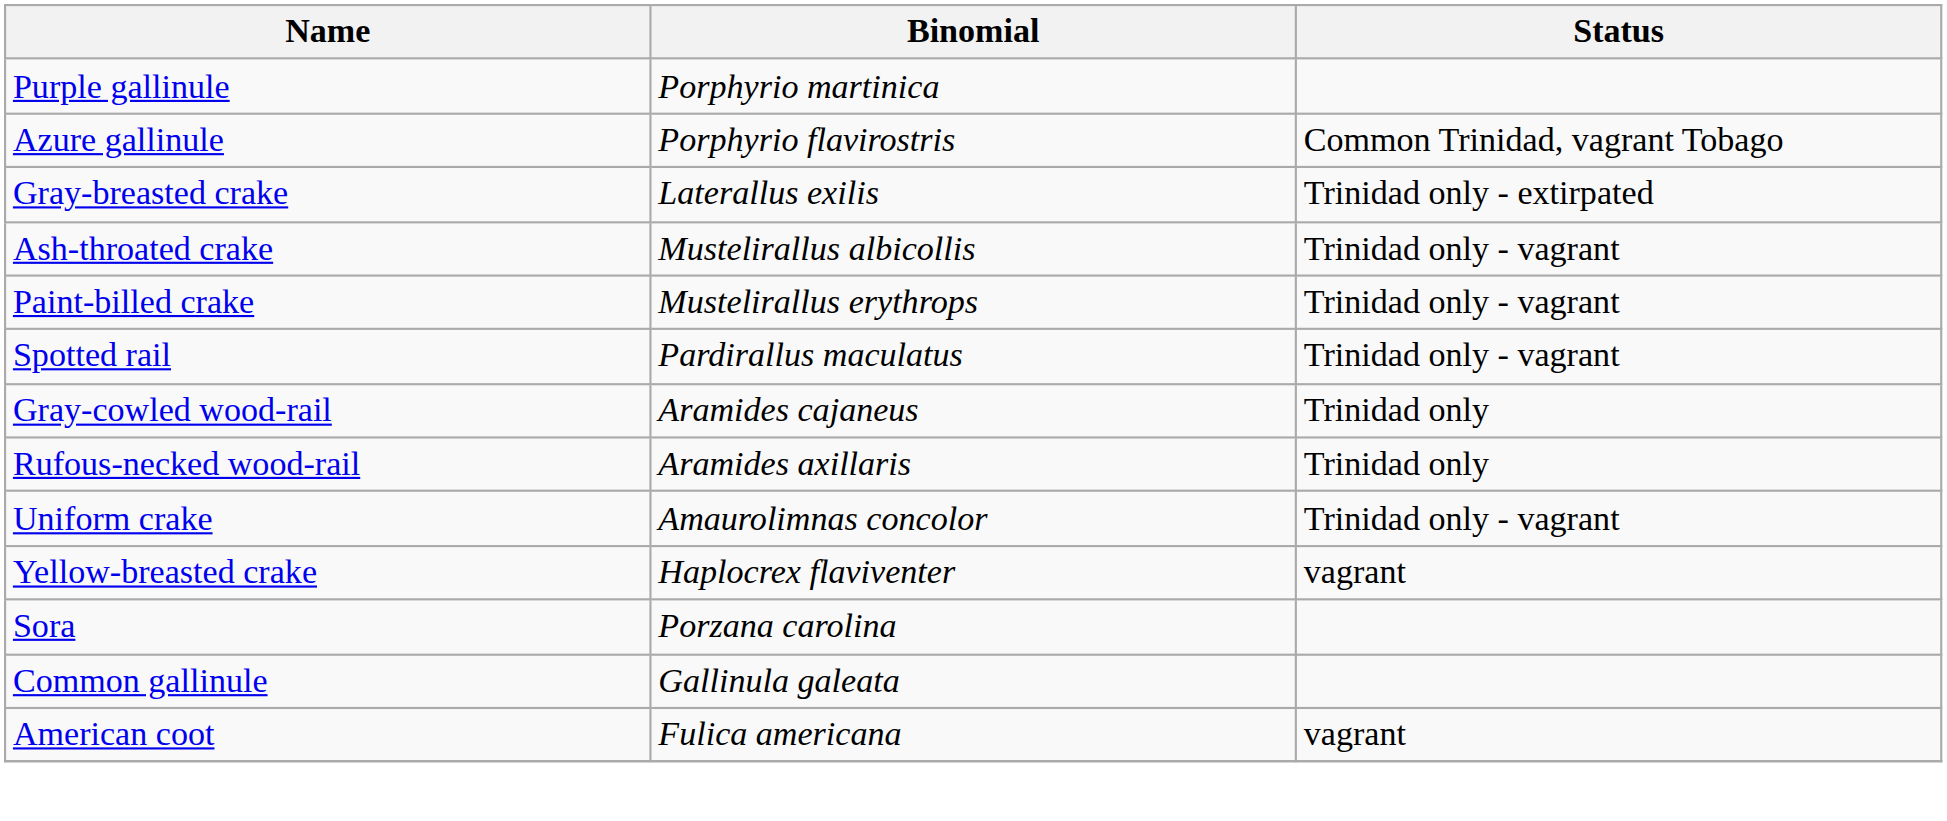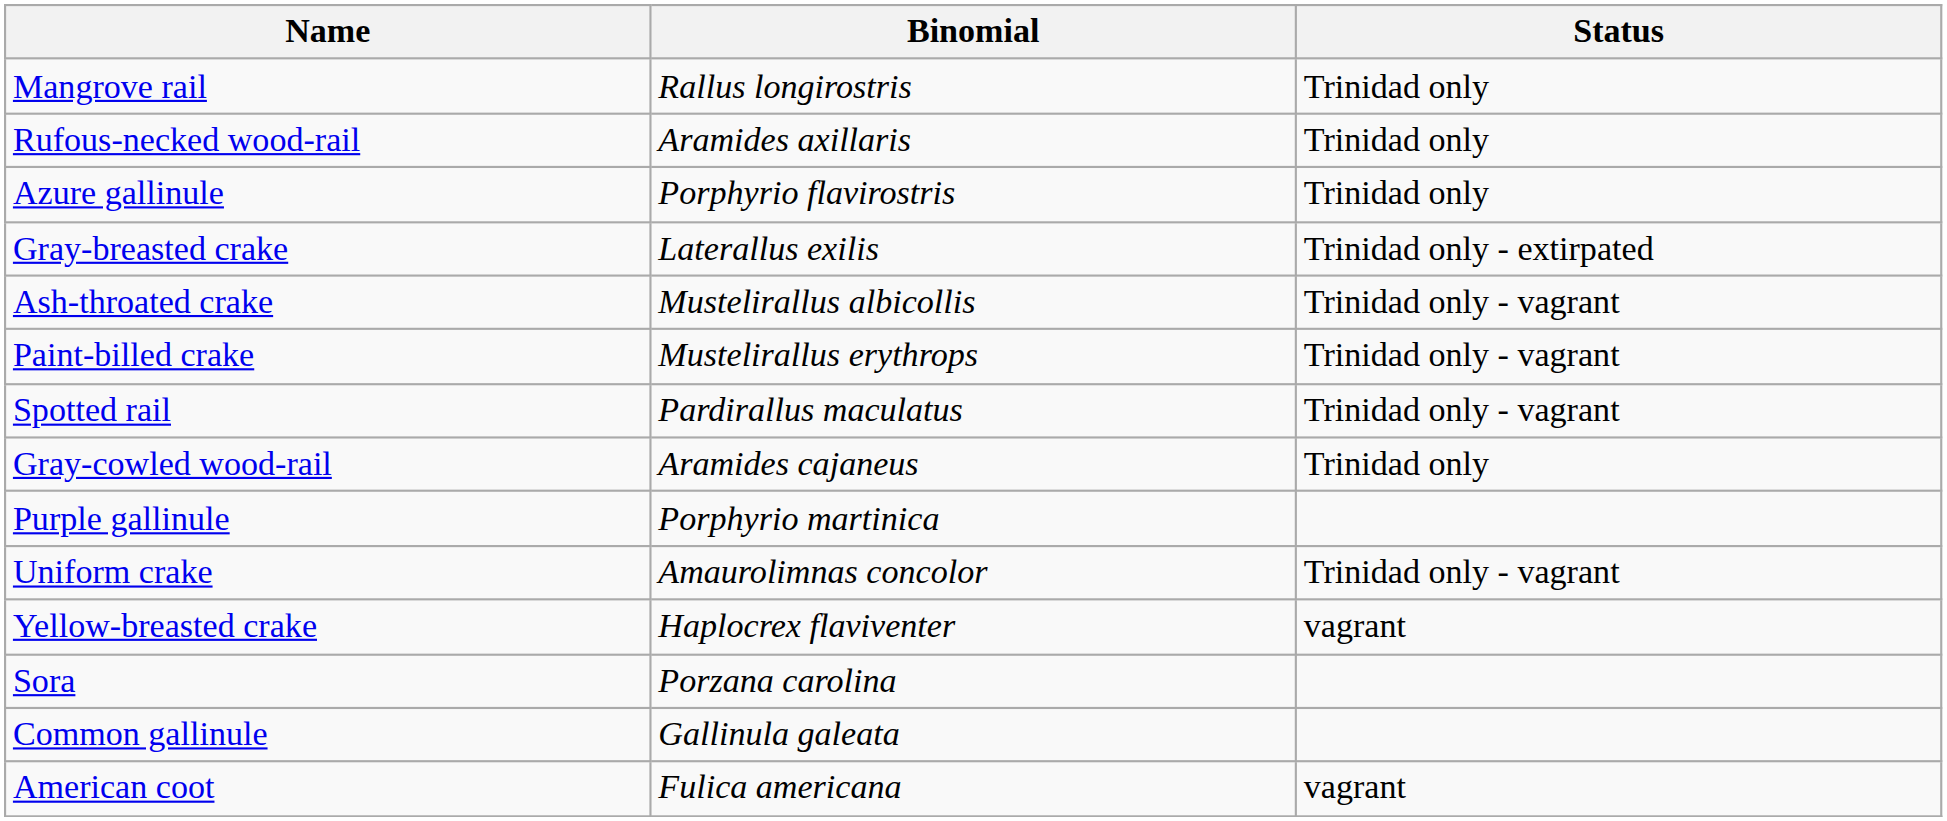+ row: (110, 85)
rows swapped: (121, 85) <-> (187, 463)
(1544, 139) Common Trinidad, vagrant Tobago -> (1396, 193) Trinidad only
